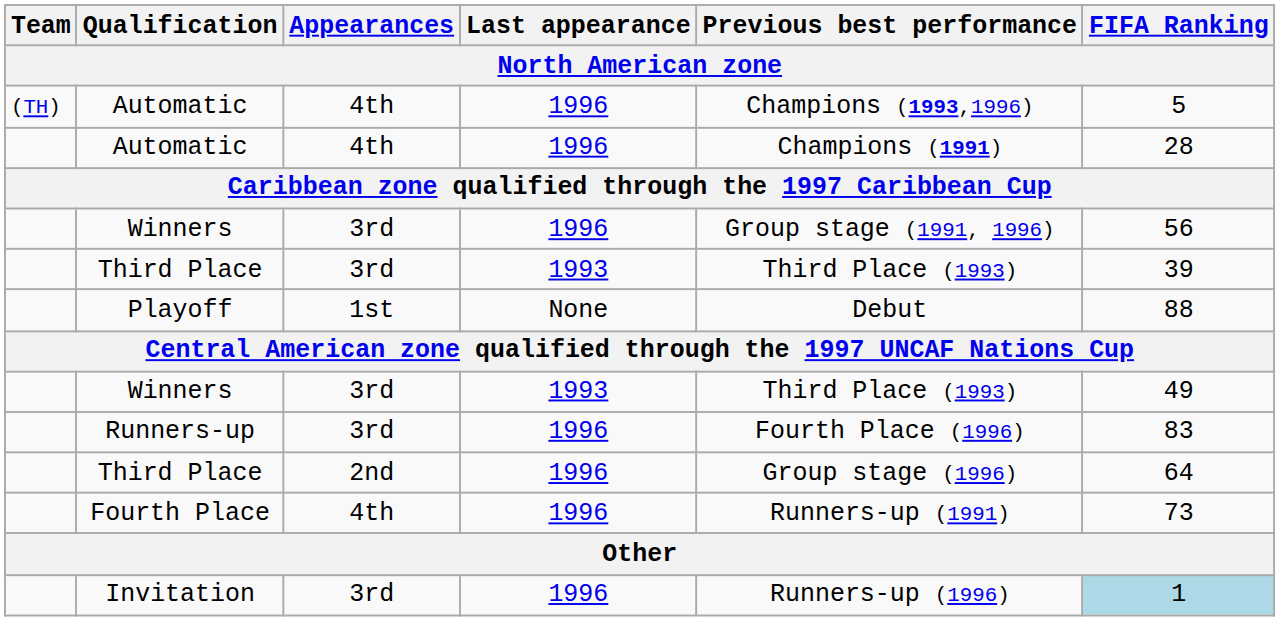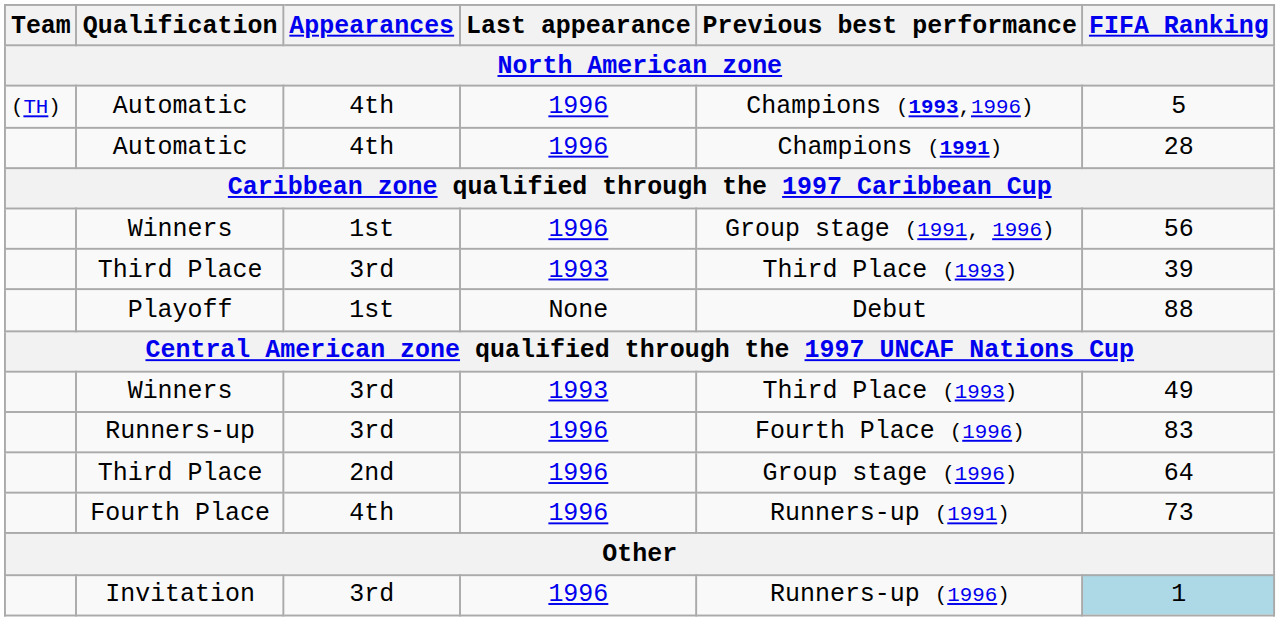(372, 229) 3rd -> (372, 229) 1st
